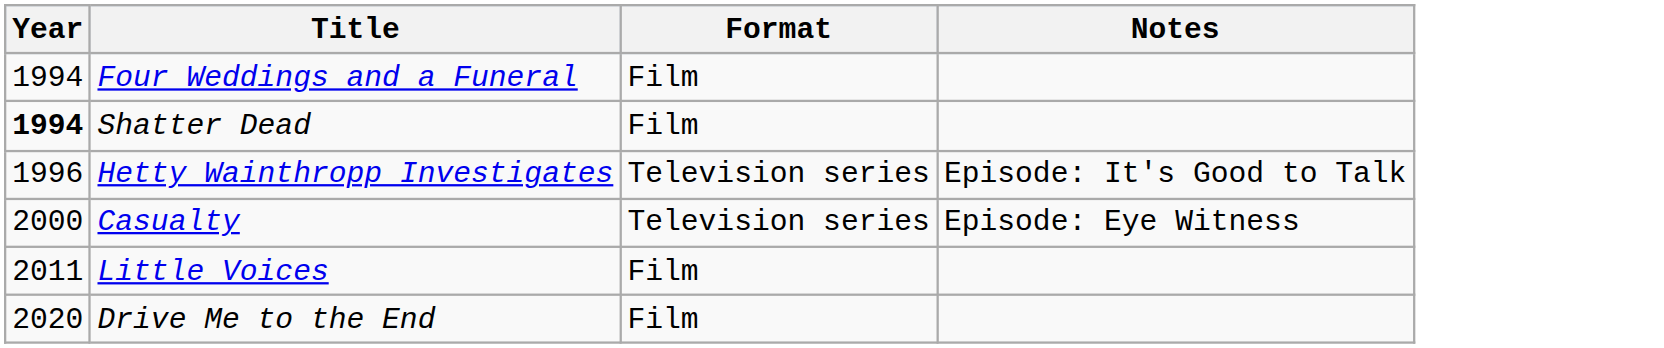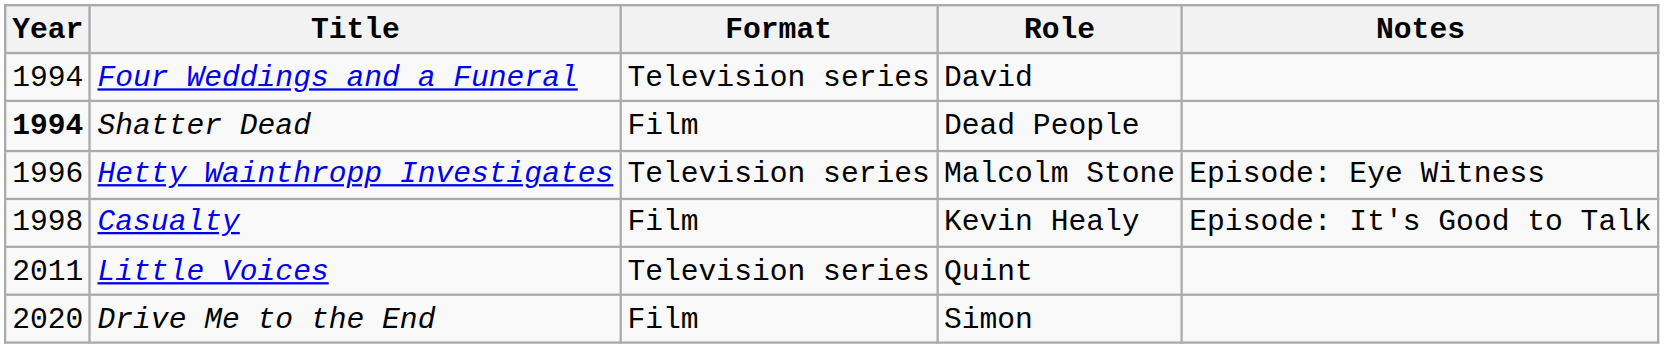+ column: (1060, 29)
(663, 78) Film -> (779, 78) Television series
(1175, 174) Episode: It's Good to Talk -> (1367, 174) Episode: Eye Witness
(48, 223) 2000 -> (48, 223) 1998
(779, 223) Television series -> (663, 223) Film
(1122, 223) Episode: Eye Witness -> (1421, 223) Episode: It's Good to Talk
(663, 271) Film -> (779, 271) Television series
